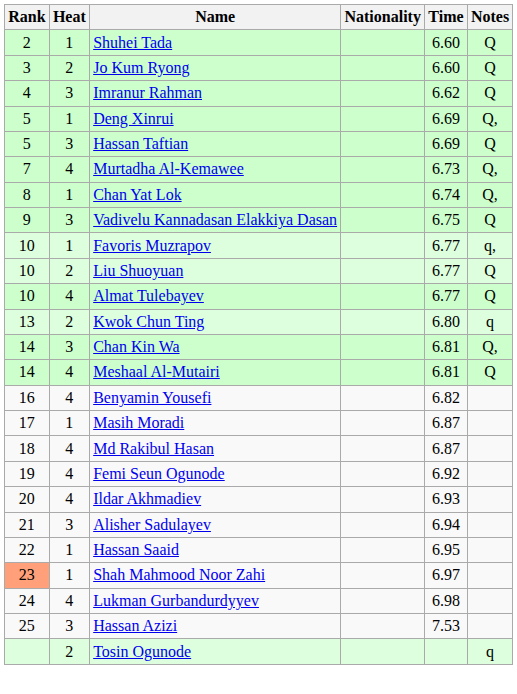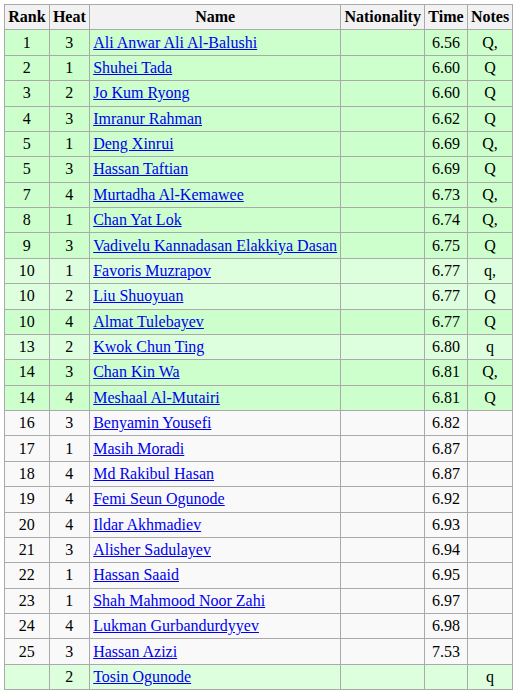+ row: (175, 42)
(69, 397) 4 -> (69, 423) 3
(27, 575) lightsalmon background -> (27, 600) no background
